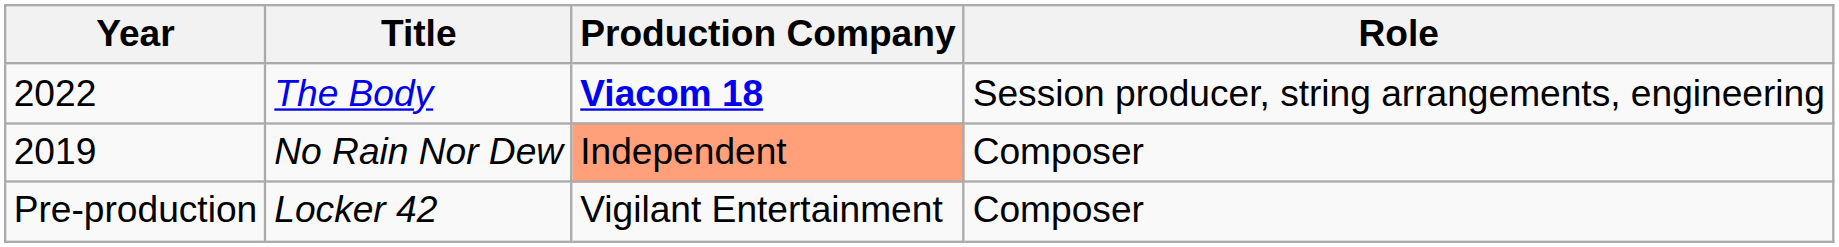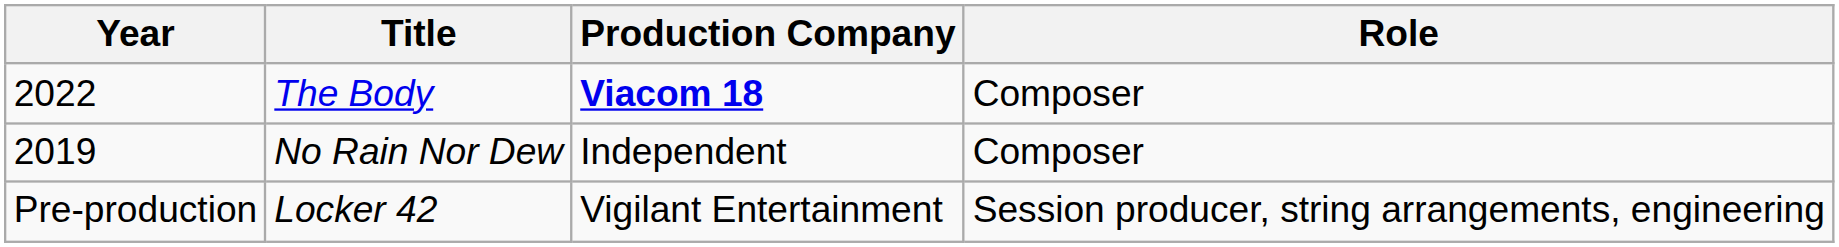(1399, 92) Session producer, string arrangements, engineering -> (1058, 92) Composer
(683, 151) lightsalmon background -> (683, 151) no background
(1058, 210) Composer -> (1399, 210) Session producer, string arrangements, engineering
